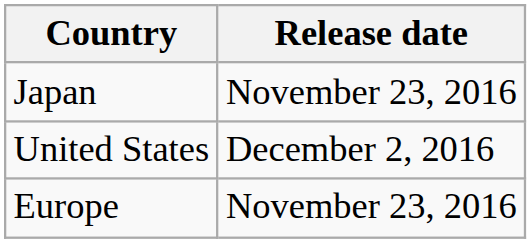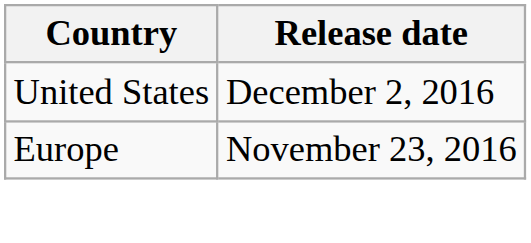- row: (55, 91)
